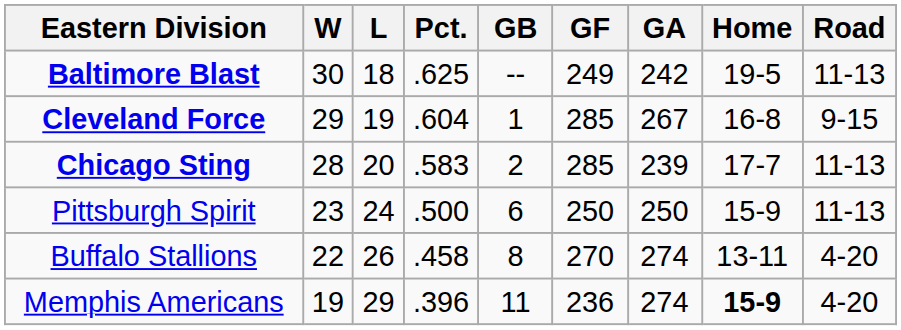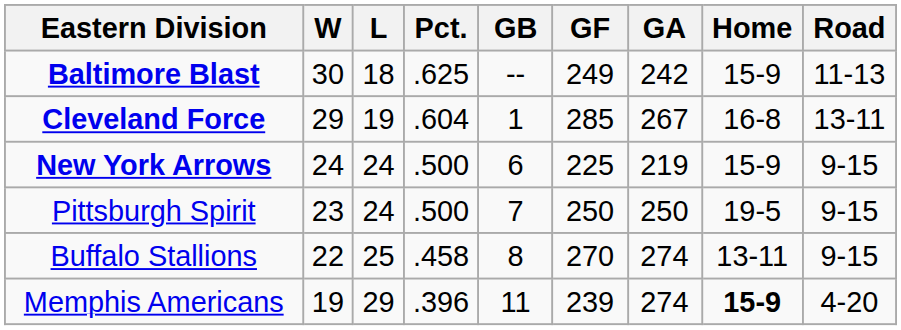(752, 74) 19-5 -> (752, 74) 15-9
(849, 119) 9-15 -> (849, 119) 13-11
- row: (154, 165)
+ row: (154, 165)
(516, 211) 6 -> (516, 211) 7
(752, 211) 15-9 -> (752, 211) 19-5
(849, 211) 11-13 -> (849, 211) 9-15
(378, 257) 26 -> (378, 257) 25
(849, 257) 4-20 -> (849, 257) 9-15
(590, 302) 236 -> (590, 302) 239
